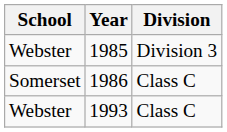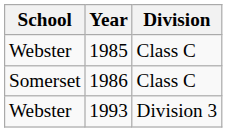(177, 50) Division 3 -> (166, 50) Class C
(166, 111) Class C -> (177, 111) Division 3
